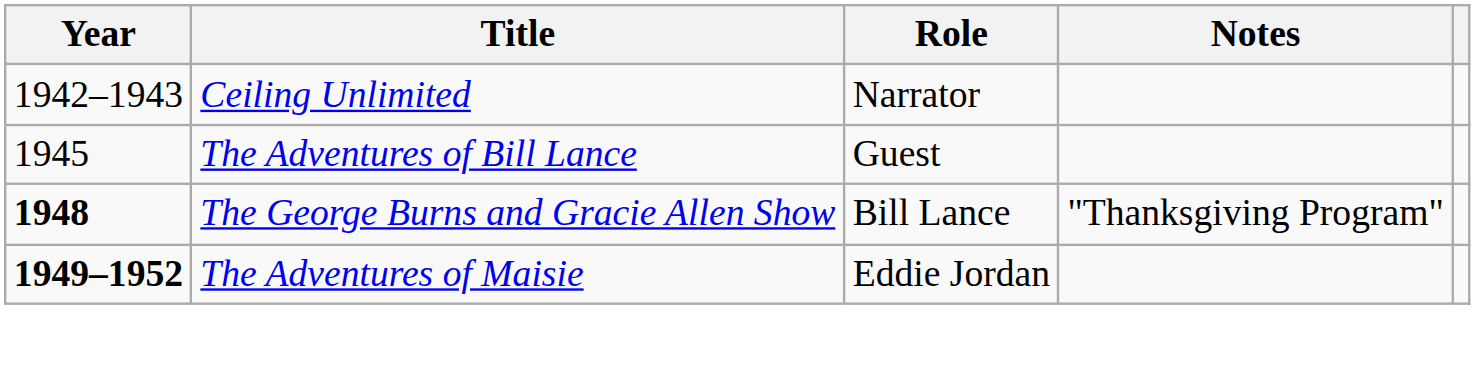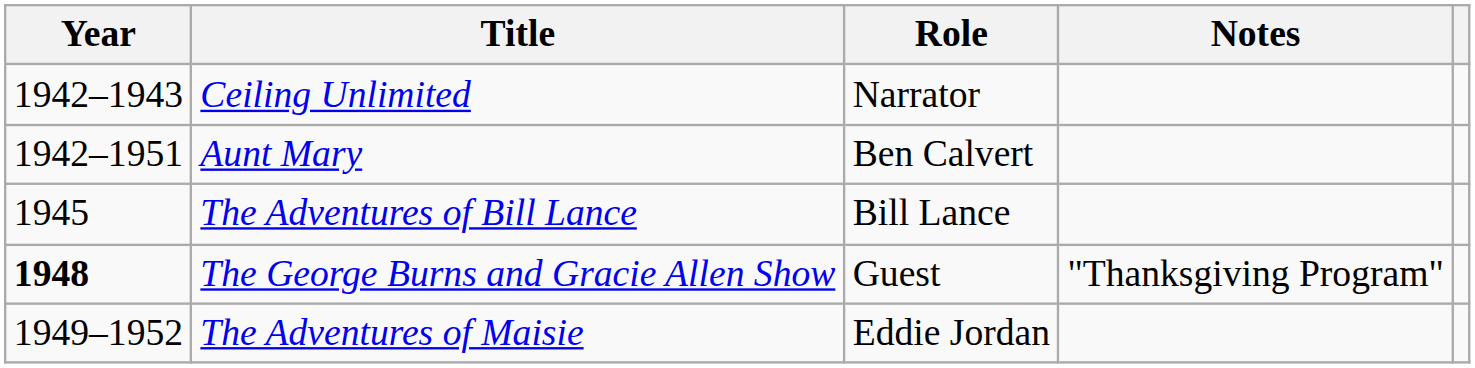+ row: (281, 153)
(897, 153) Guest -> (932, 213) Bill Lance
(932, 213) Bill Lance -> (897, 272) Guest
(98, 272) bold -> (98, 332) normal
